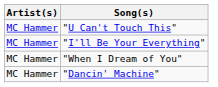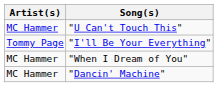(32, 43) MC Hammer -> (35, 43) Tommy Page
